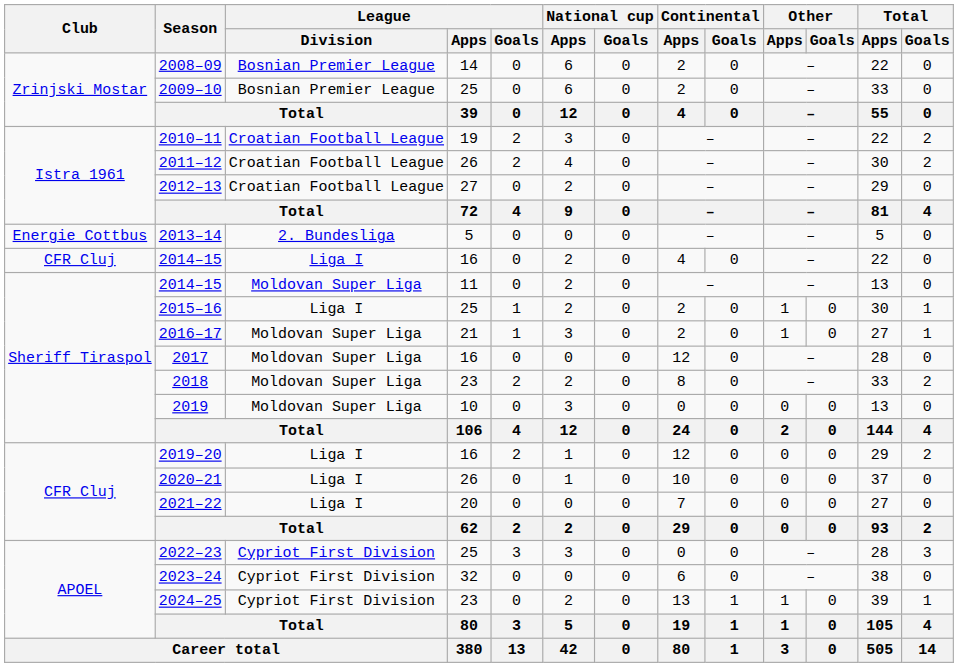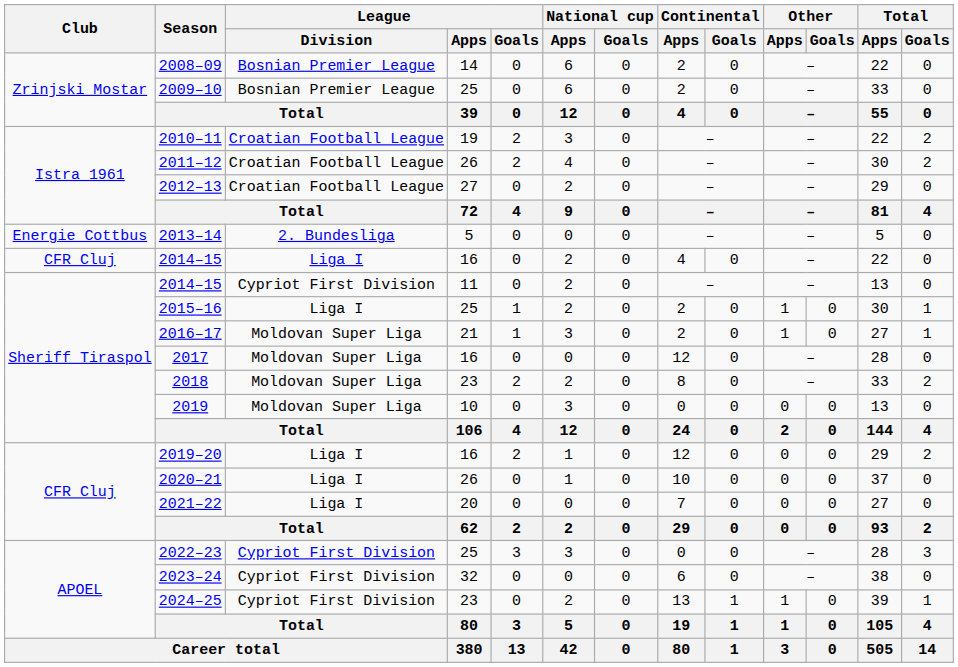(336, 285) Moldovan Super Liga -> (336, 285) Cypriot First Division
